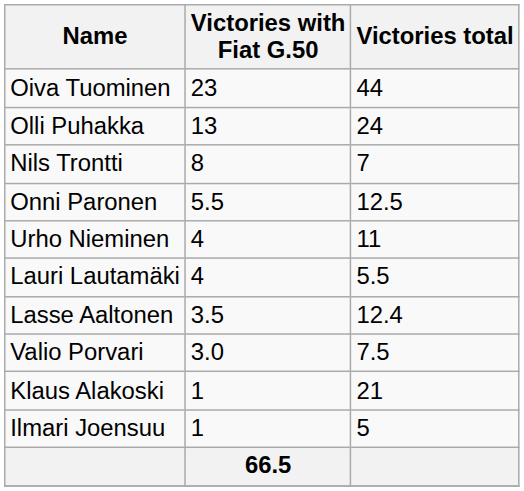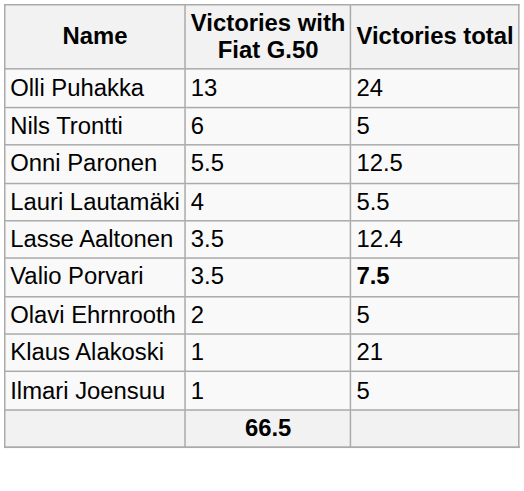- row: (90, 88)
(197, 163) 8 -> (197, 125) 6
(363, 163) 7 -> (363, 125) 5
- row: (90, 239)
(207, 352) 3.0 -> (207, 277) 3.5
(373, 352) normal -> (373, 277) bold
+ row: (93, 314)
